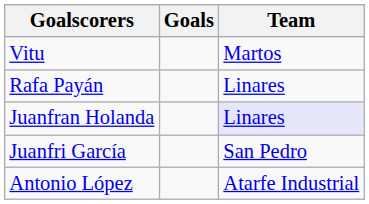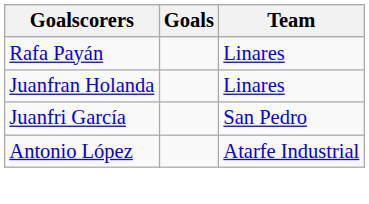- row: (27, 53)
(254, 118) lavender background -> (254, 85) no background
